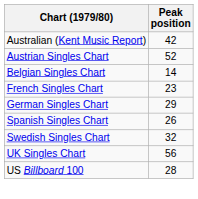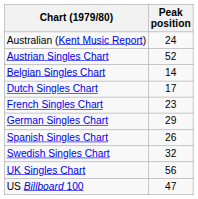(171, 40) 42 -> (171, 40) 24
+ row: (52, 89)
(171, 170) 28 -> (171, 186) 47
